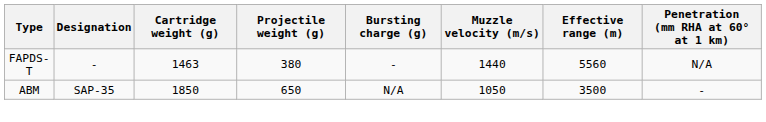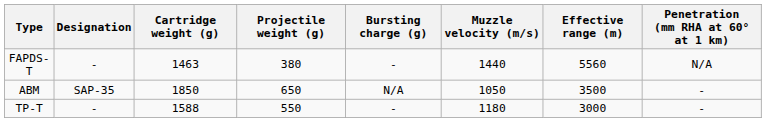+ row: (29, 108)
